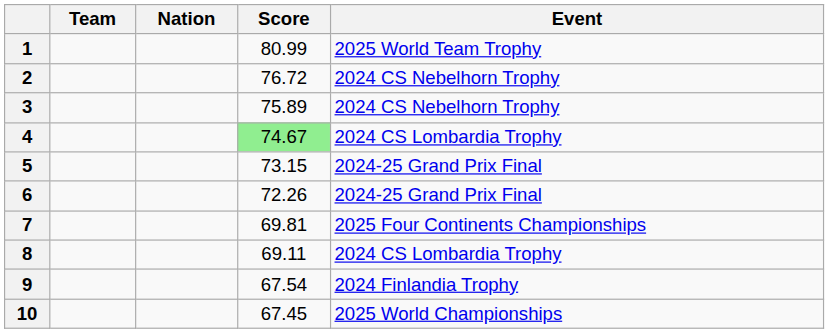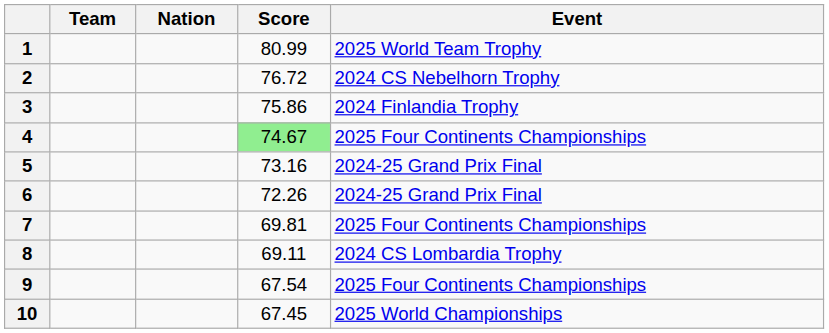(284, 107) 75.89 -> (284, 107) 75.86
(447, 107) 2024 CS Nebelhorn Trophy -> (426, 107) 2024 Finlandia Trophy
(448, 136) 2024 CS Lombardia Trophy -> (490, 136) 2025 Four Continents Championships
(284, 166) 73.15 -> (284, 166) 73.16
(426, 284) 2024 Finlandia Trophy -> (490, 284) 2025 Four Continents Championships
